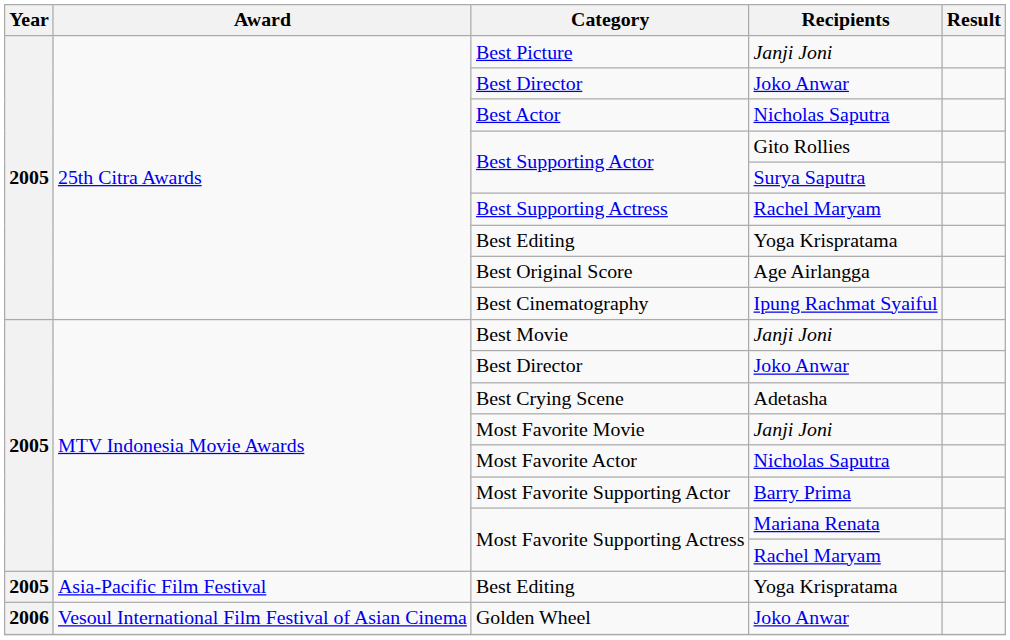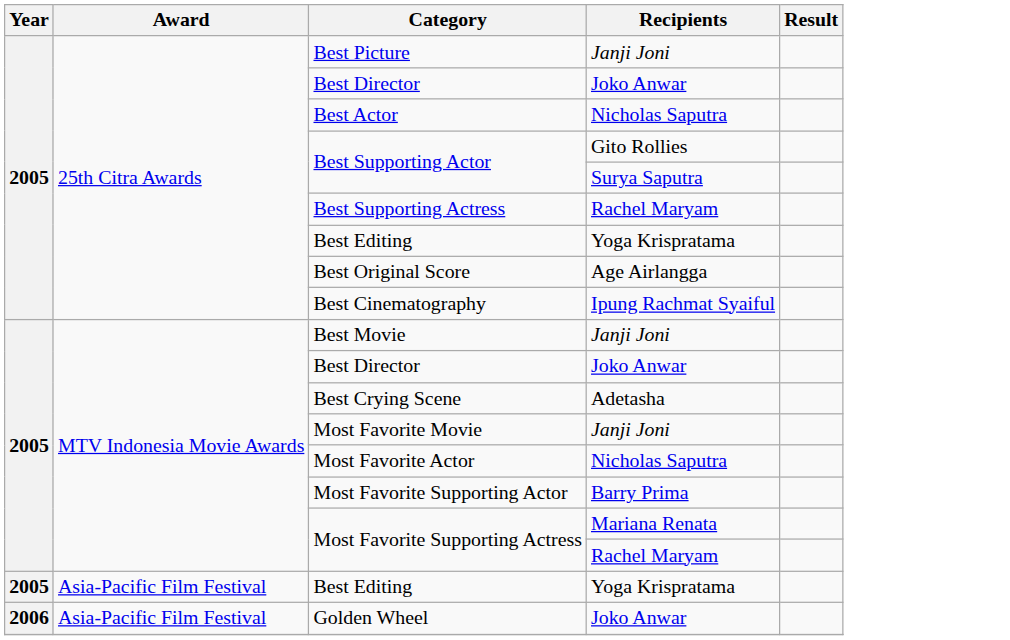(262, 618) Vesoul International Film Festival of Asian Cinema -> (162, 618) Asia-Pacific Film Festival
